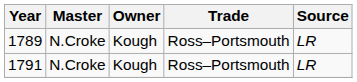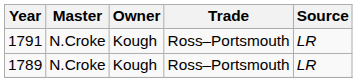rows swapped: (25, 41) <-> (25, 65)
